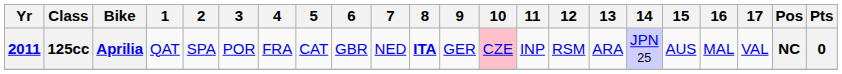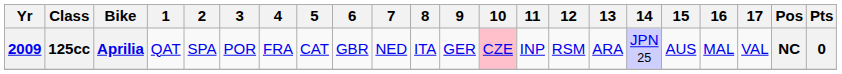(24, 48) 2011 -> (25, 48) 2009
(425, 48) bold -> (425, 48) normal
